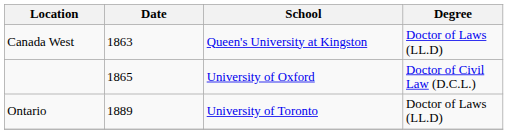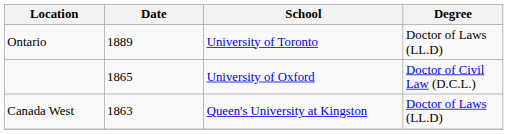rows swapped: (41, 42) <-> (27, 111)
